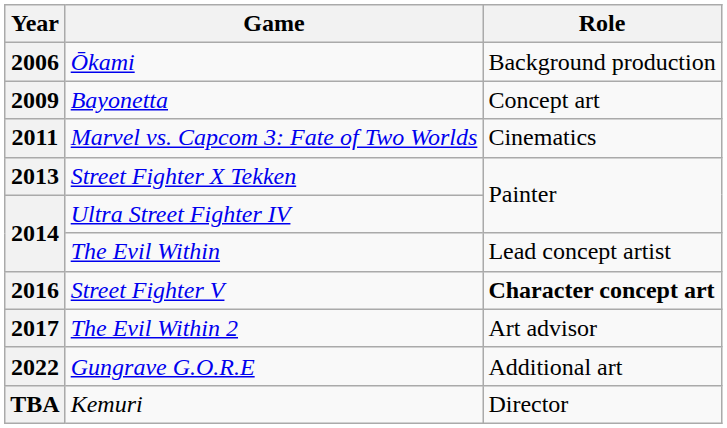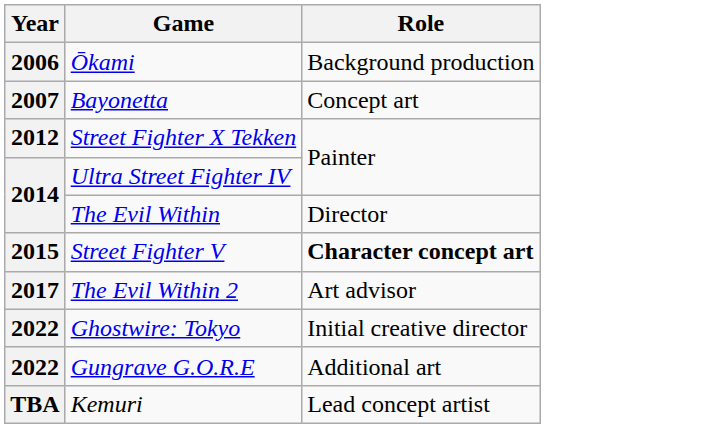(35, 99) 2009 -> (35, 99) 2007
- row: (274, 137)
(35, 175) 2013 -> (35, 137) 2012
(580, 251) Lead concept artist -> (347, 213) Director
(35, 289) 2016 -> (35, 251) 2015
+ row: (155, 328)
(528, 404) Director -> (399, 404) Lead concept artist
